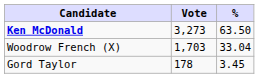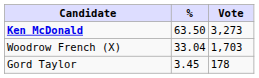columns swapped: (194, 13) <-> (235, 13)
